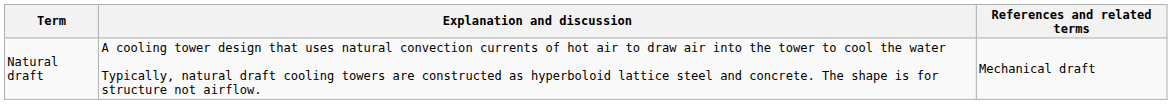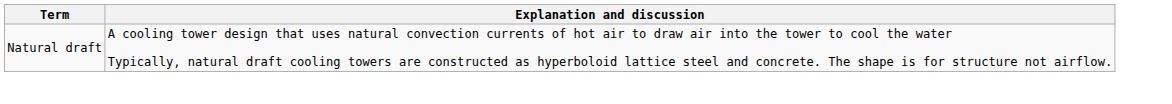- column: (1072, 21)
